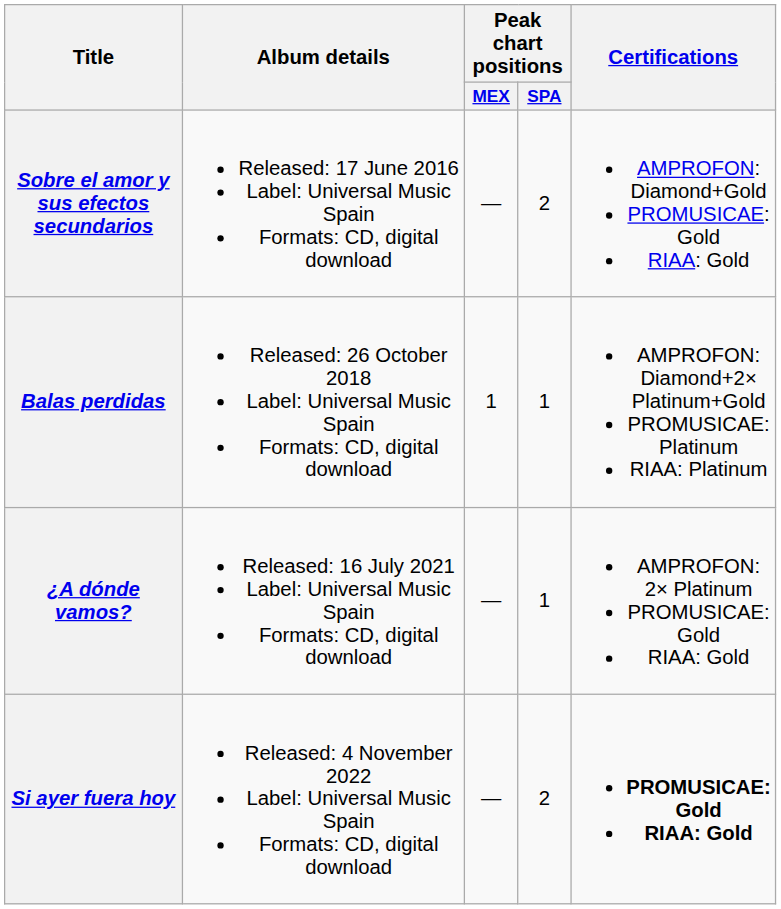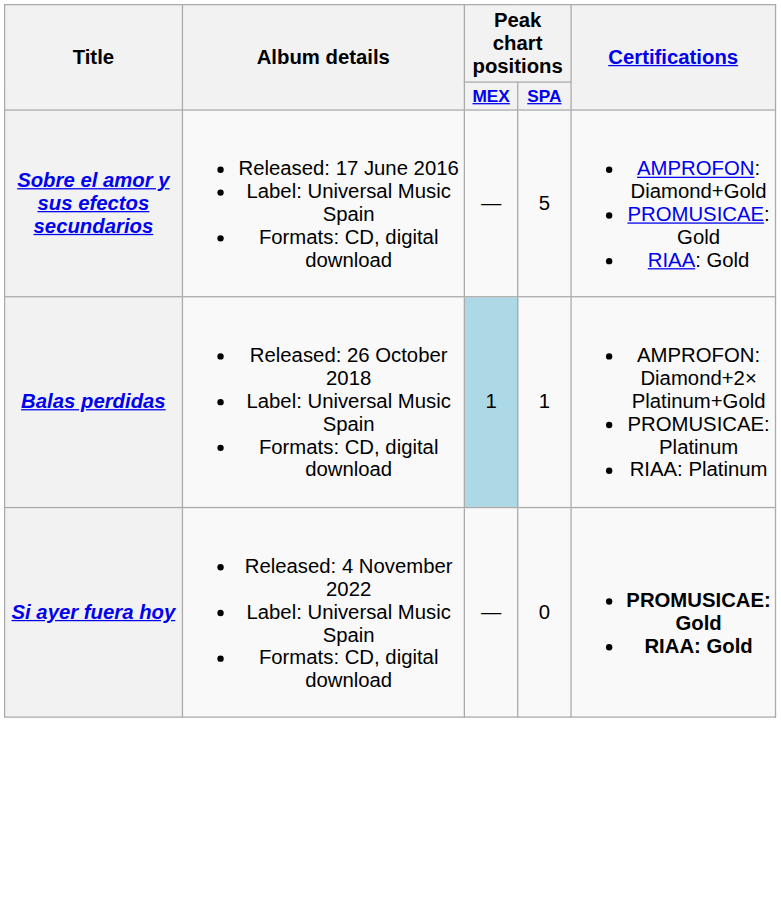(544, 203) 2 -> (544, 203) 5
(491, 401) no background -> (491, 401) lightblue background
- row: (93, 600)
(544, 799) 2 -> (544, 611) 0
